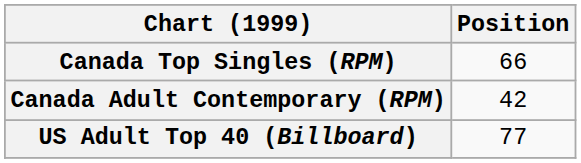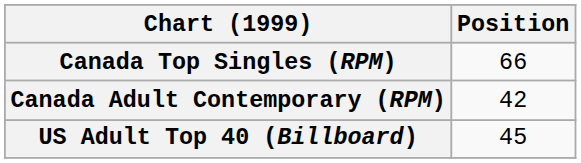(513, 138) 77 -> (513, 138) 45
